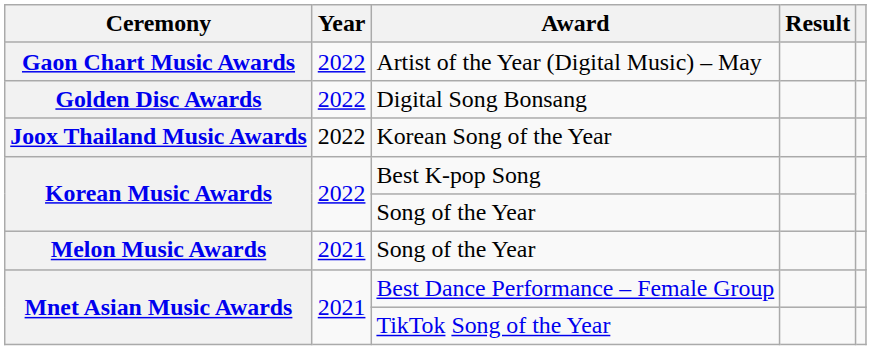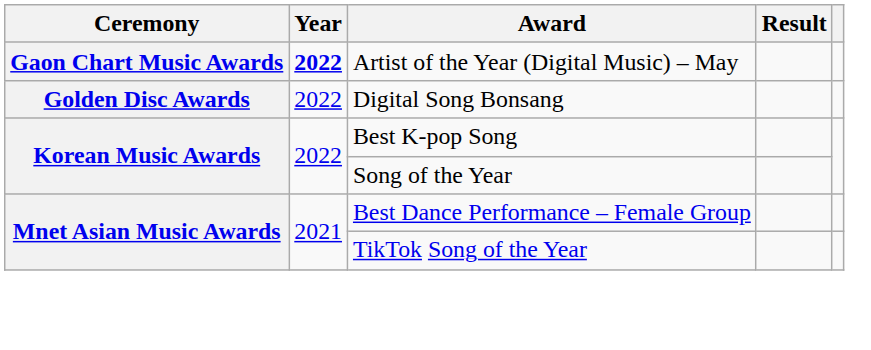(342, 61) normal -> (318, 61) bold
- row: (159, 136)
- row: (158, 250)
